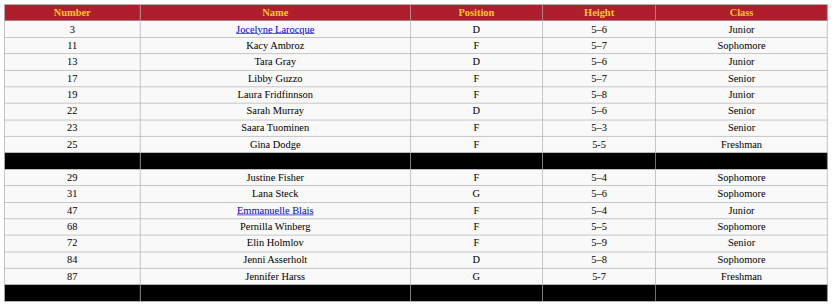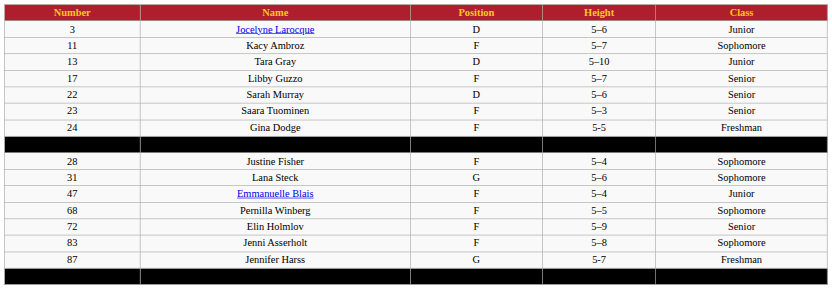(599, 62) 5–6 -> (599, 62) 5–10
- row: (275, 95)
(72, 144) 25 -> (72, 128) 24
(72, 177) 29 -> (72, 161) 28
(72, 260) 84 -> (72, 243) 83
(476, 260) D -> (476, 243) F
